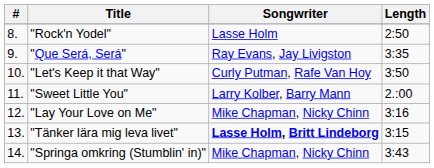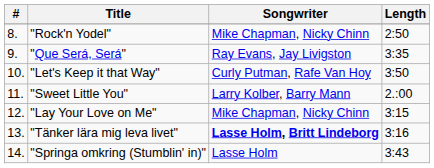(245, 34) Lasse Holm -> (290, 34) Mike Chapman, Nicky Chinn
(397, 113) 3:16 -> (397, 113) 3:15
(397, 133) 3:15 -> (397, 133) 3:16
(290, 152) Mike Chapman, Nicky Chinn -> (245, 152) Lasse Holm
